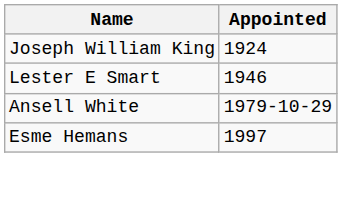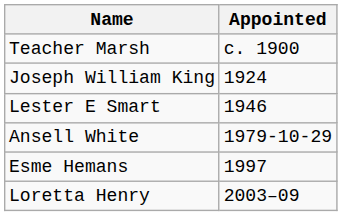+ row: (79, 49)
+ row: (79, 196)
